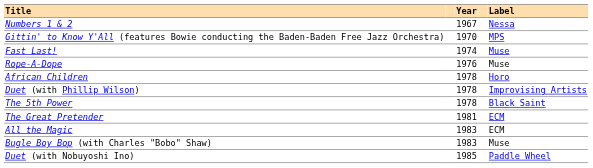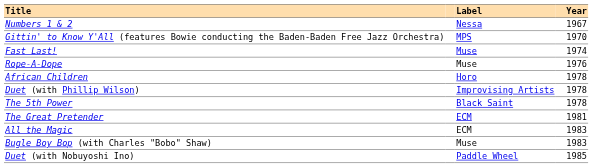columns swapped: (467, 11) <-> (502, 11)
